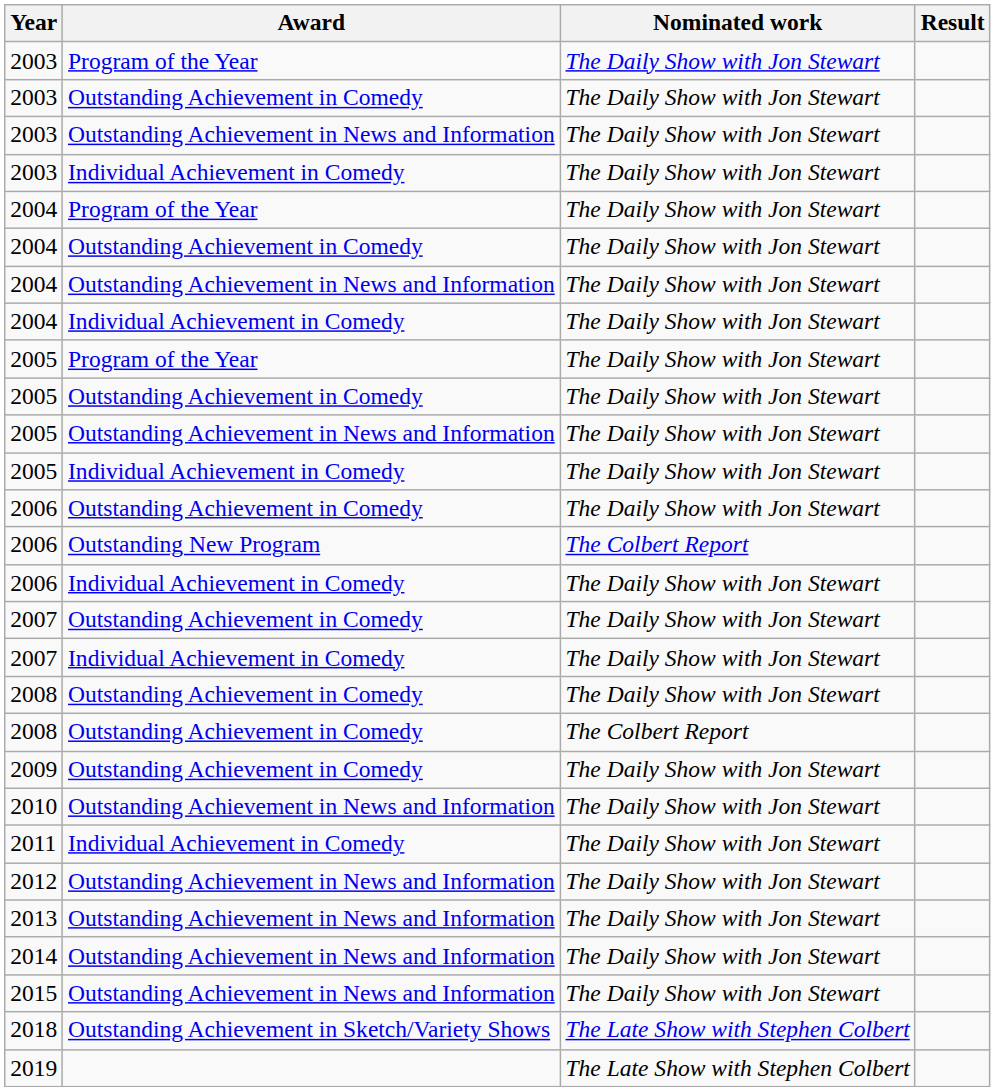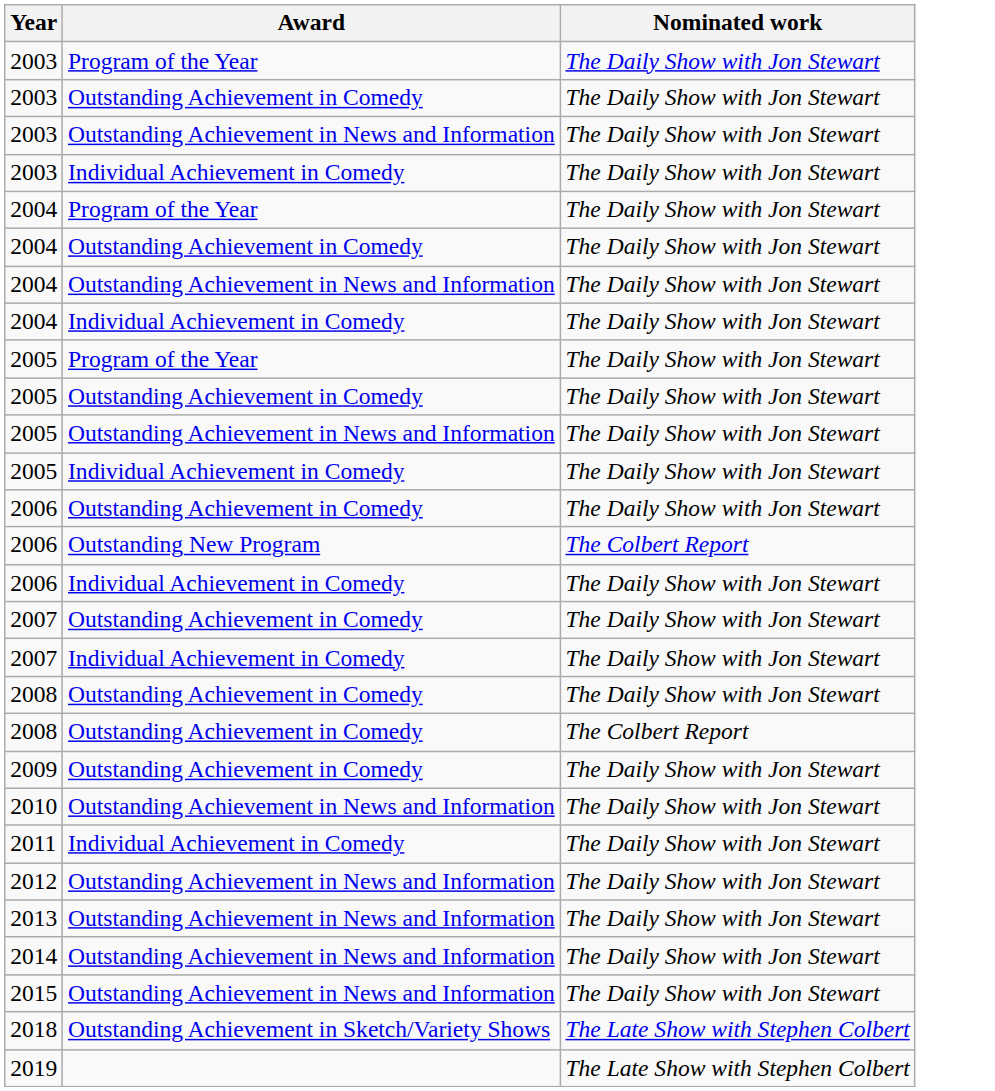- column: (953, 23)
